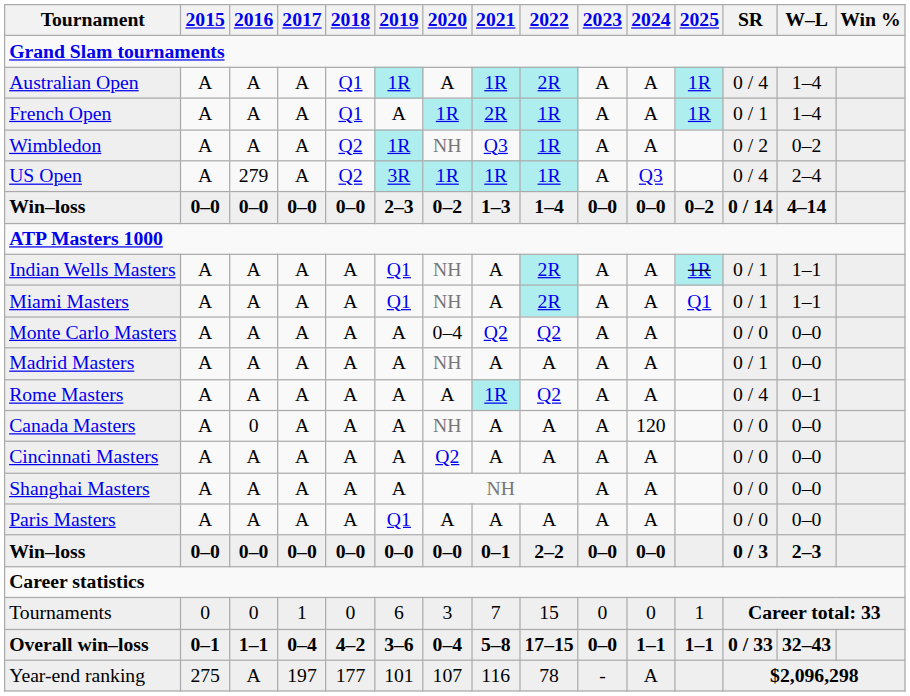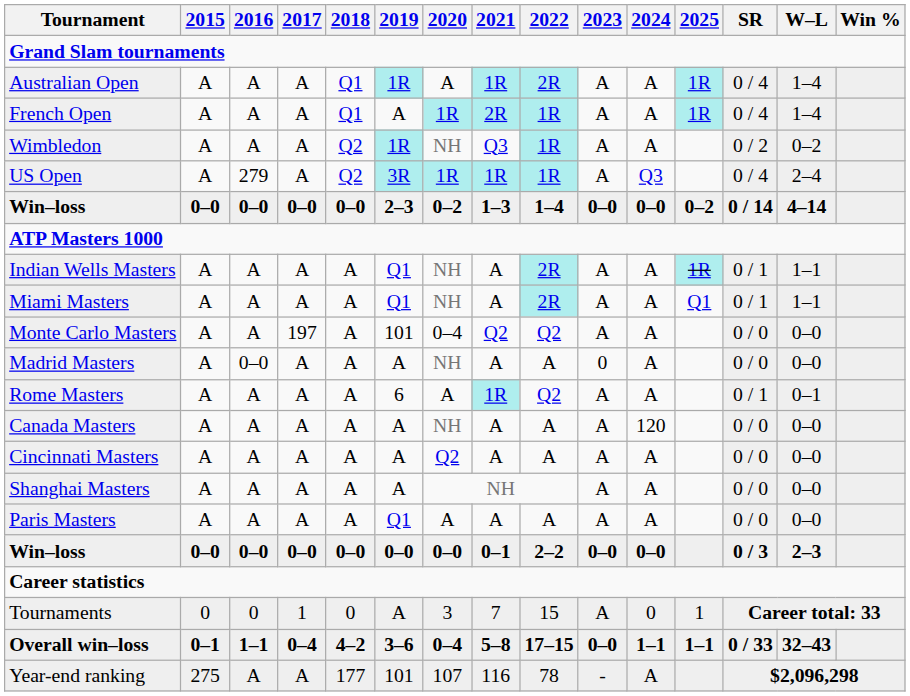(750, 113) 0 / 1 -> (750, 113) 0 / 4
(302, 332) A -> (302, 332) 197
(399, 332) A -> (399, 332) 101
(254, 363) A -> (254, 363) 0–0
(602, 363) A -> (602, 363) 0
(750, 363) 0 / 1 -> (750, 363) 0 / 0
(399, 394) A -> (399, 394) 6
(750, 394) 0 / 4 -> (750, 394) 0 / 1
(254, 425) 0 -> (254, 425) A
(399, 613) 6 -> (399, 613) A
(602, 613) 0 -> (602, 613) A
(302, 675) 197 -> (302, 675) A
